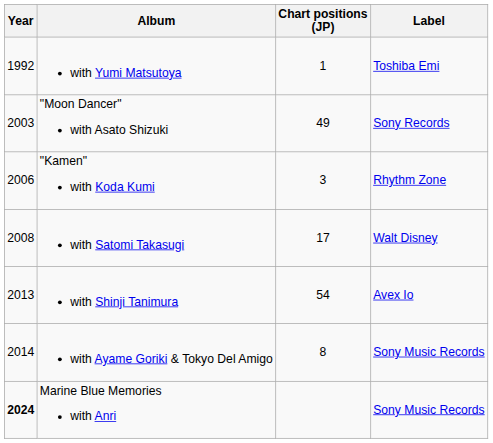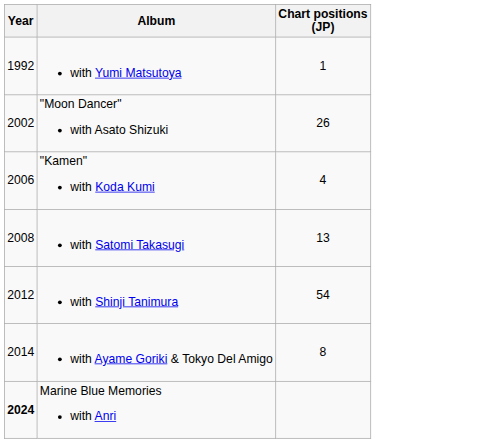- column: (429, 20)
(21, 123) 2003 -> (21, 123) 2002
(323, 123) 49 -> (323, 123) 26
(323, 180) 3 -> (323, 180) 4
(323, 237) 17 -> (323, 237) 13
(21, 295) 2013 -> (21, 295) 2012
